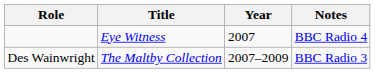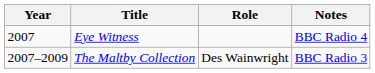columns swapped: (258, 15) <-> (51, 15)
